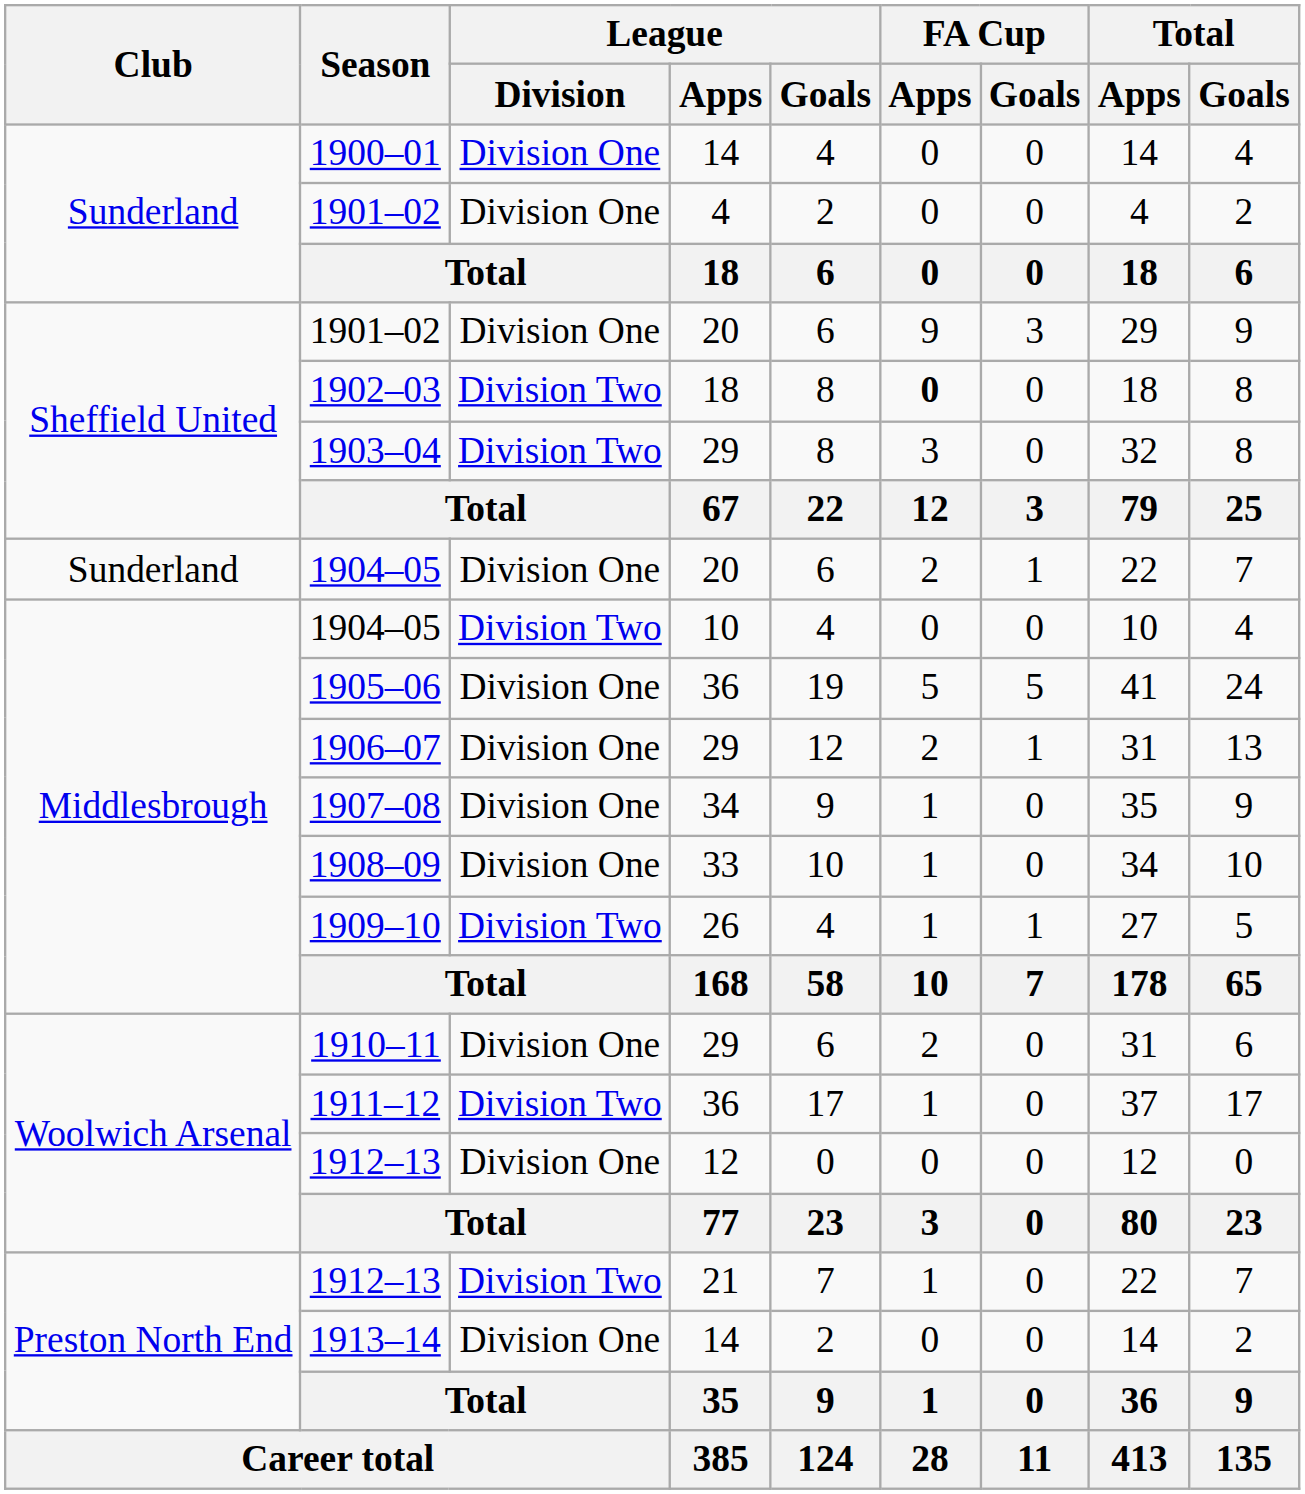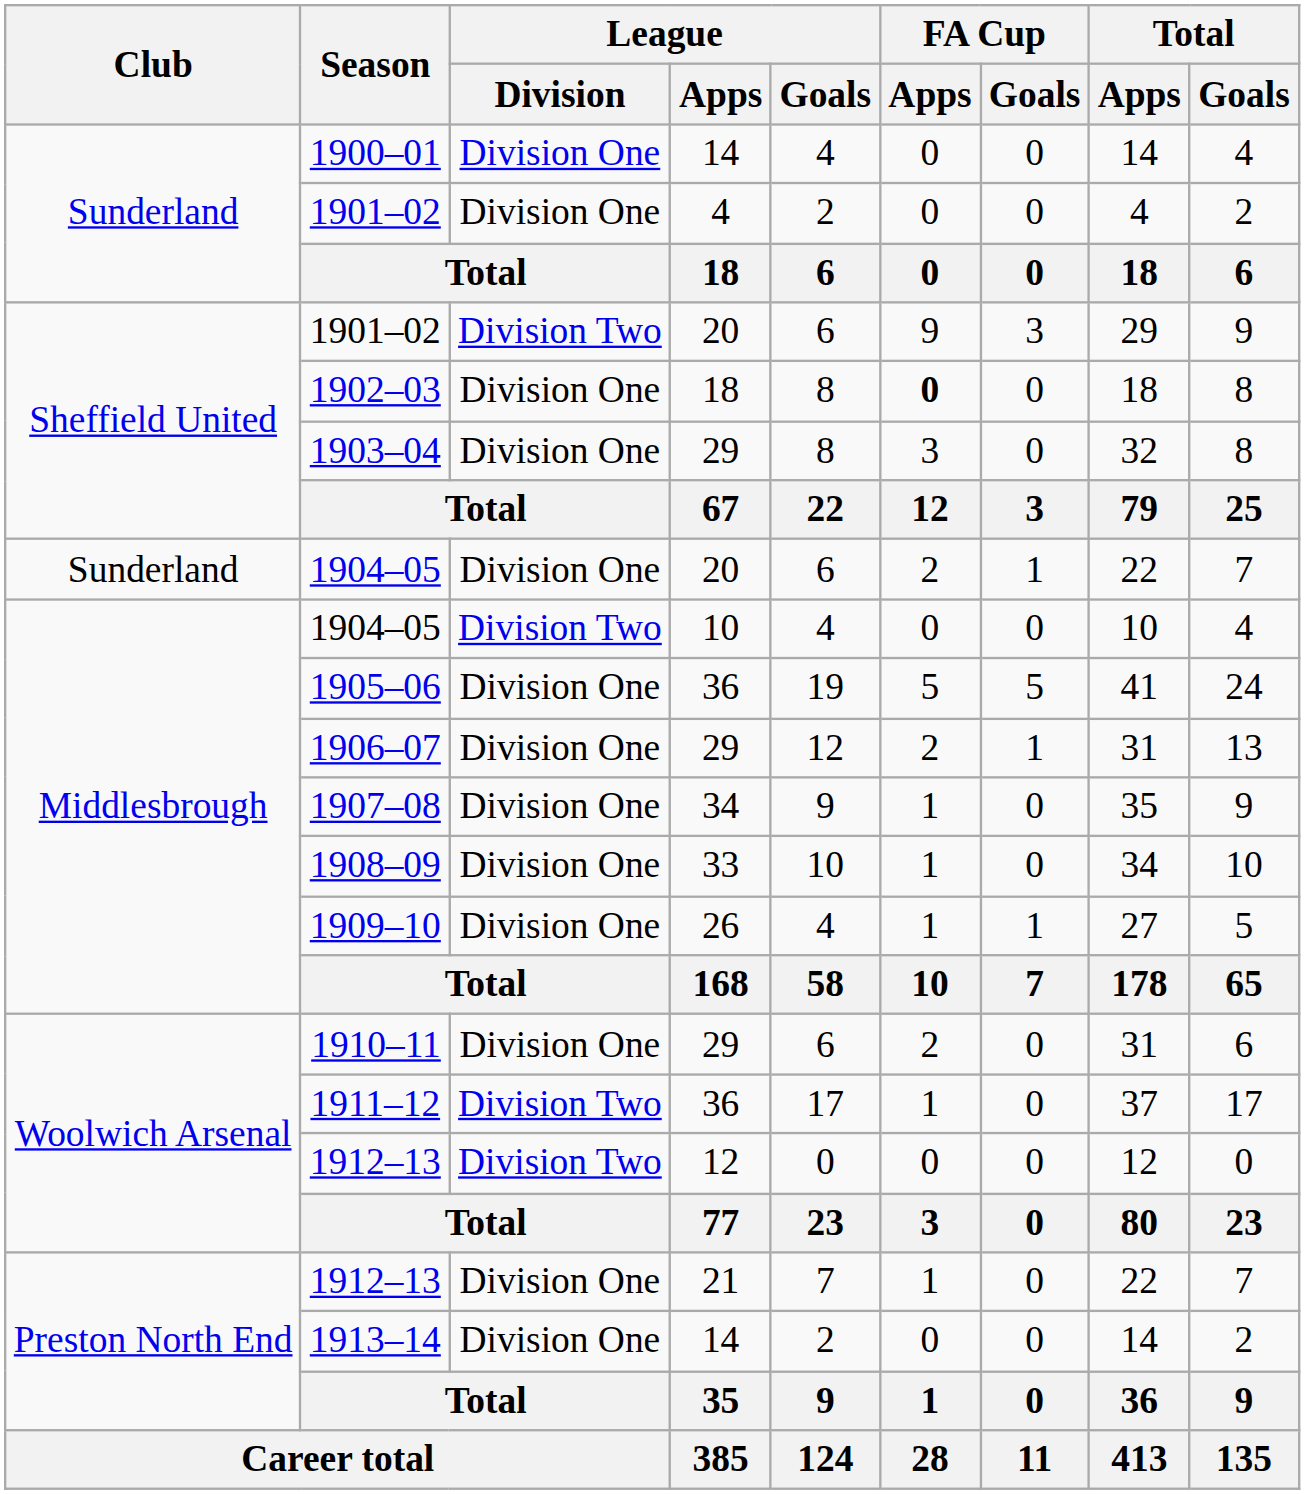(560, 331) Division One -> (560, 331) Division Two
(560, 390) Division Two -> (560, 390) Division One
(560, 449) Division Two -> (560, 449) Division One
(560, 924) Division Two -> (560, 924) Division One
(560, 1162) Division One -> (560, 1162) Division Two
(560, 1281) Division Two -> (560, 1281) Division One
